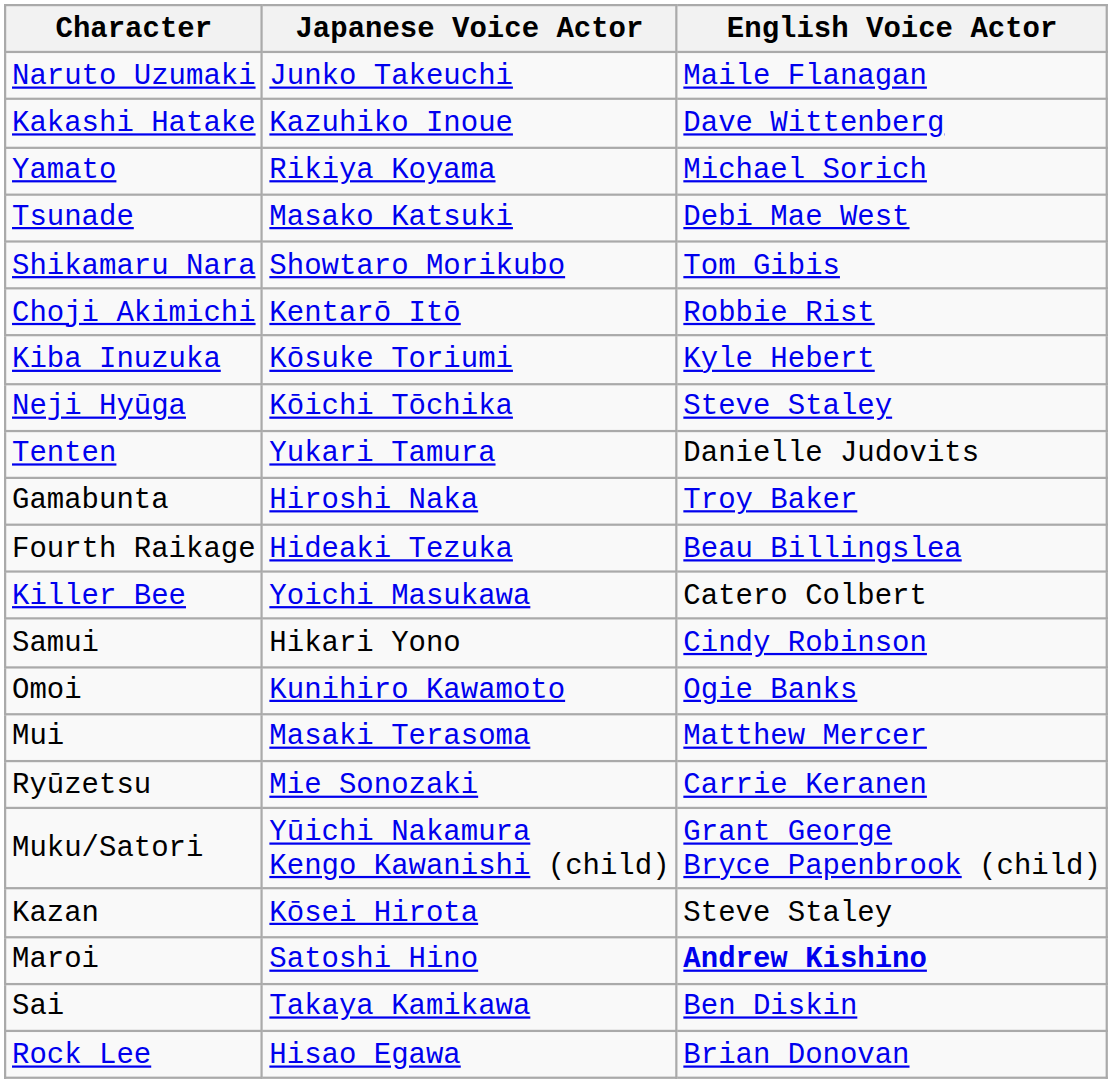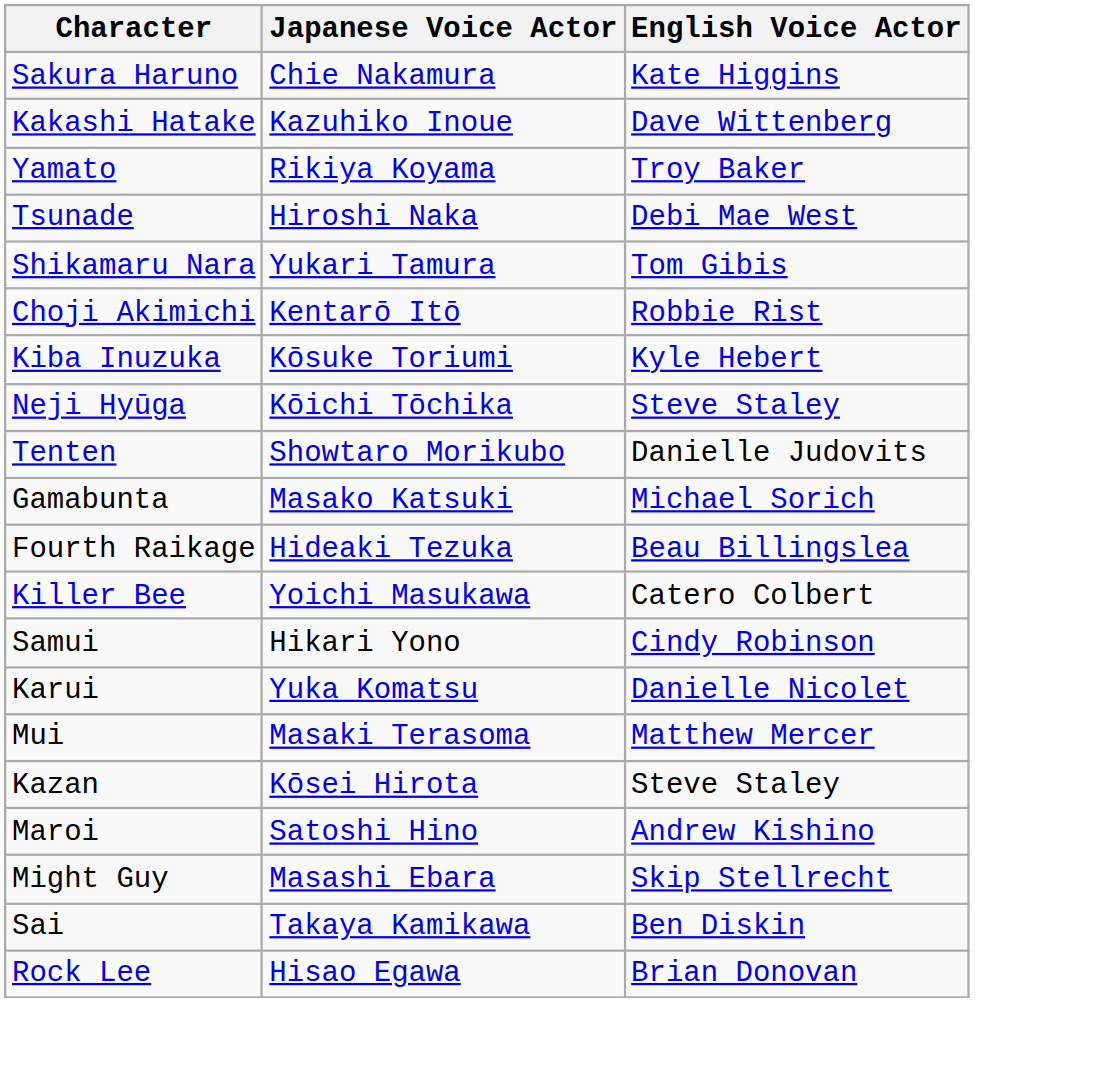- row: (134, 76)
+ row: (125, 76)
(805, 170) Michael Sorich -> (718, 170) Troy Baker
(391, 218) Masako Katsuki -> (374, 218) Hiroshi Naka
(417, 265) Showtaro Morikubo -> (382, 265) Yukari Tamura
(382, 454) Yukari Tamura -> (417, 454) Showtaro Morikubo
(374, 501) Hiroshi Naka -> (391, 501) Masako Katsuki
(770, 501) Troy Baker -> (753, 501) Michael Sorich
- row: (47, 690)
+ row: (56, 690)
- row: (82, 785)
- row: (108, 849)
(805, 960) bold -> (753, 832) normal
+ row: (90, 879)
